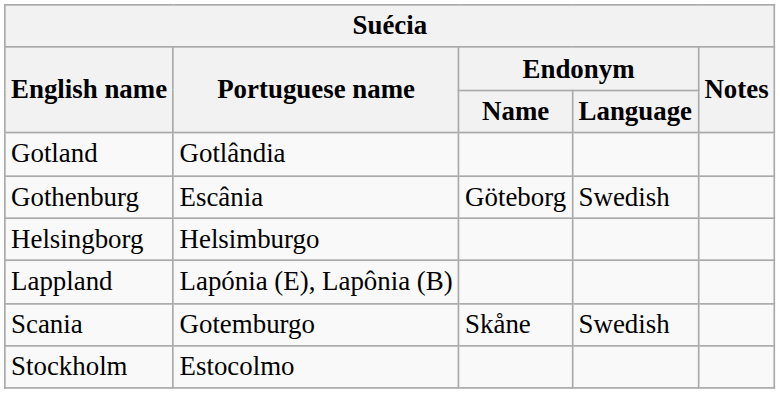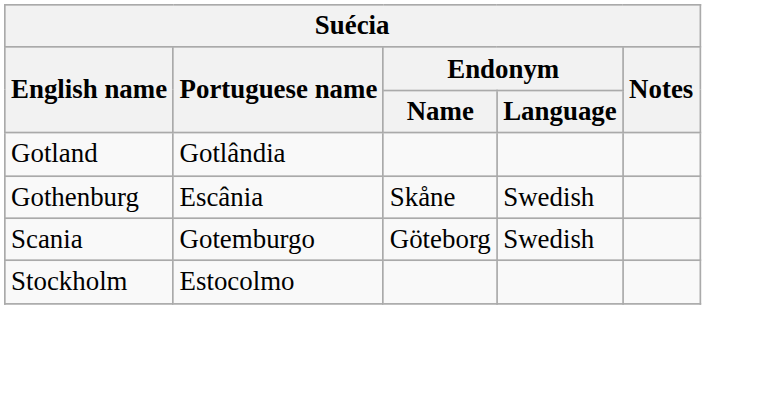(516, 196) Göteborg -> (423, 196) Skåne
- row: (77, 238)
- row: (62, 281)
(498, 324) Skåne -> (440, 238) Göteborg
